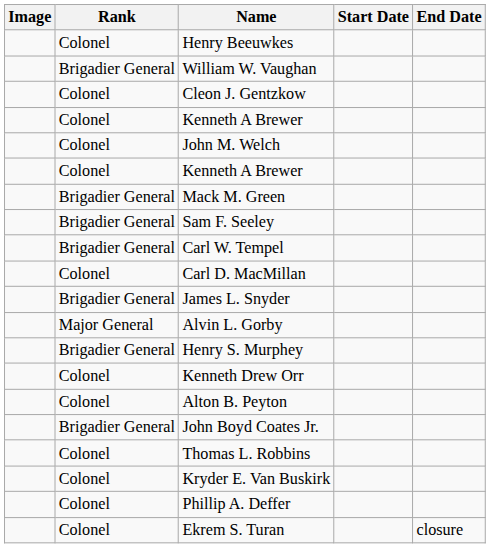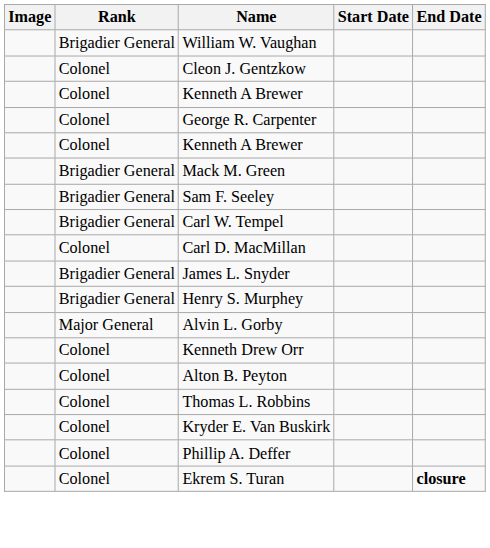- row: (84, 42)
+ row: (84, 119)
- row: (84, 145)
rows swapped: (106, 324) <-> (117, 350)
- row: (117, 427)
(440, 529) normal -> (441, 478) bold
